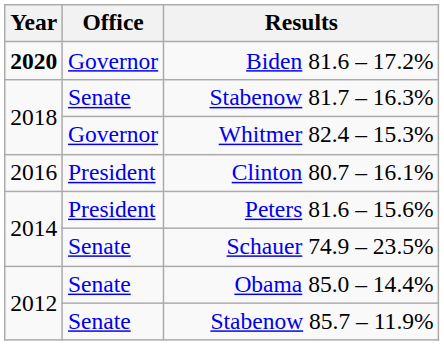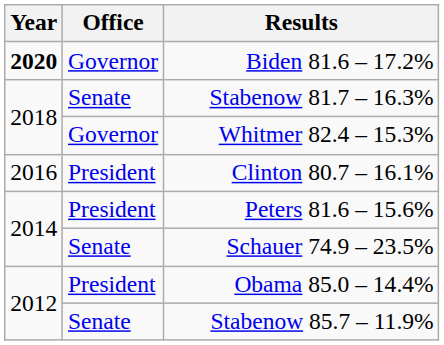(99, 284) Senate -> (112, 284) President
